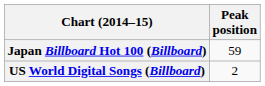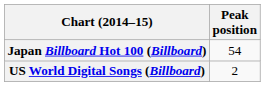(235, 50) 59 -> (235, 50) 54
